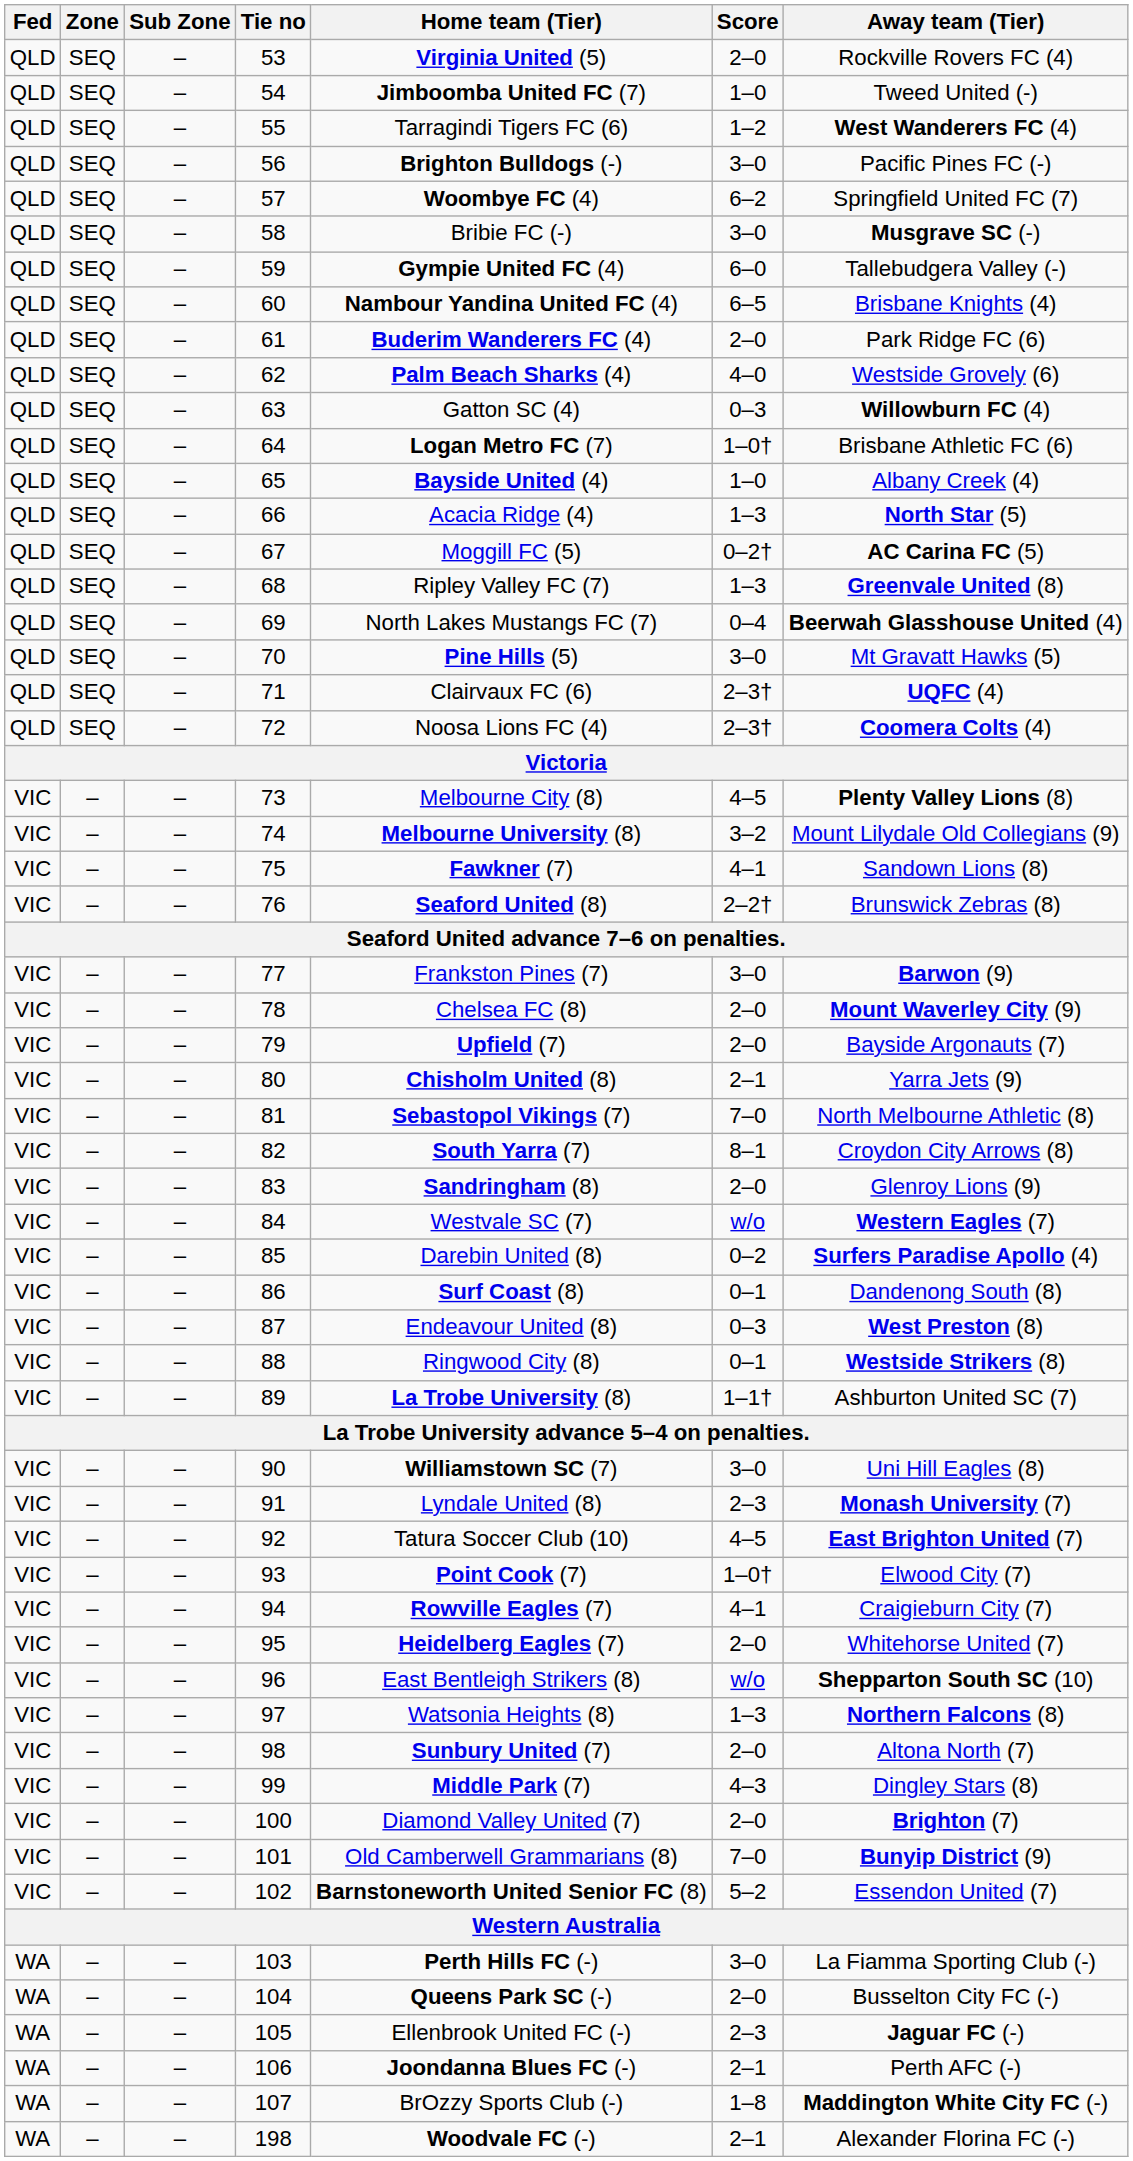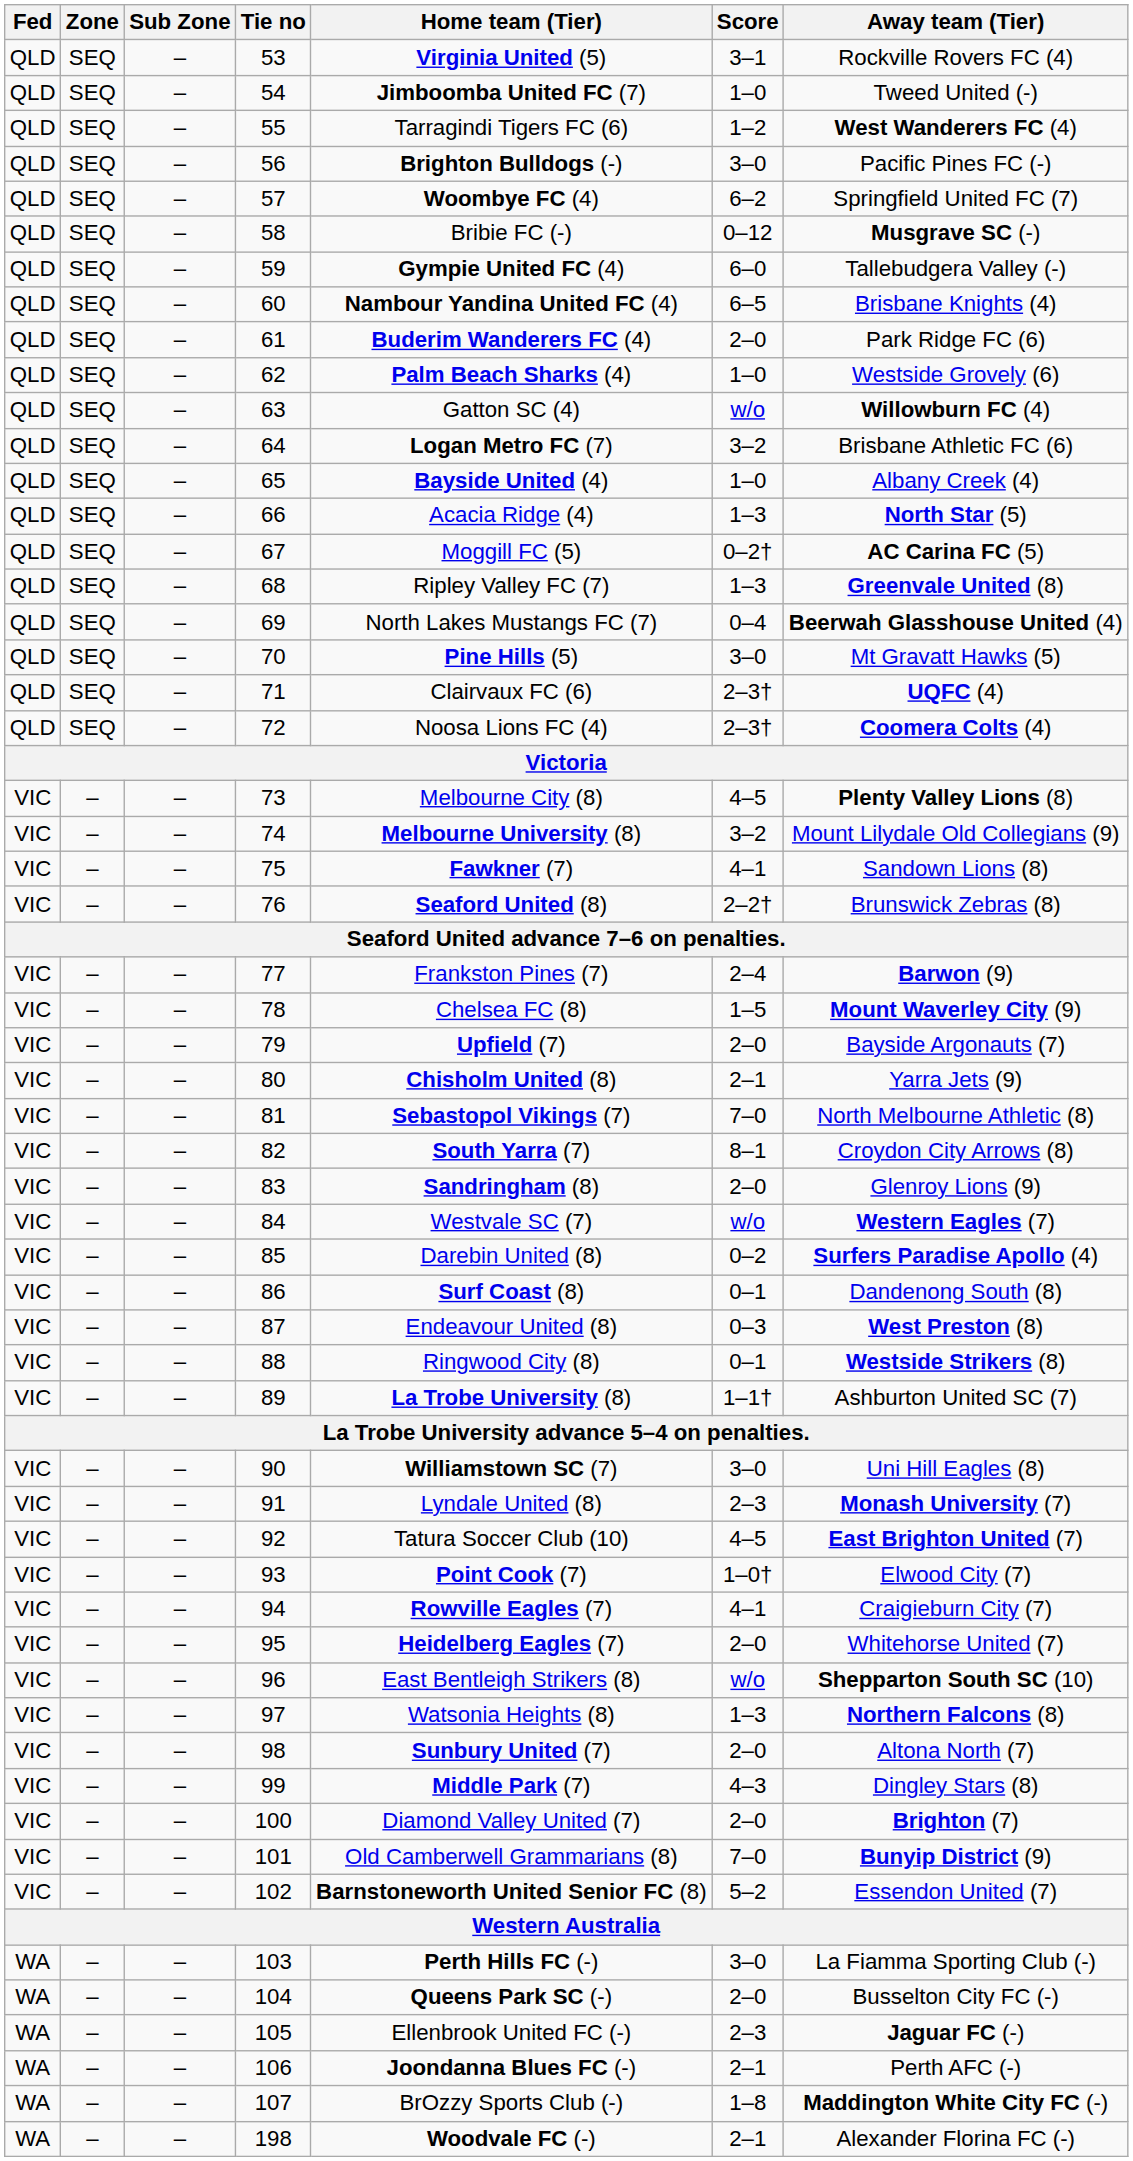(748, 57) 2–0 -> (748, 57) 3–1
(748, 233) 3–0 -> (748, 233) 0–12
(748, 374) 4–0 -> (748, 374) 1–0
(748, 410) 0–3 -> (748, 410) w/o
(748, 445) 1–0† -> (748, 445) 3–2
(748, 974) 3–0 -> (748, 974) 2–4
(748, 1009) 2–0 -> (748, 1009) 1–5
